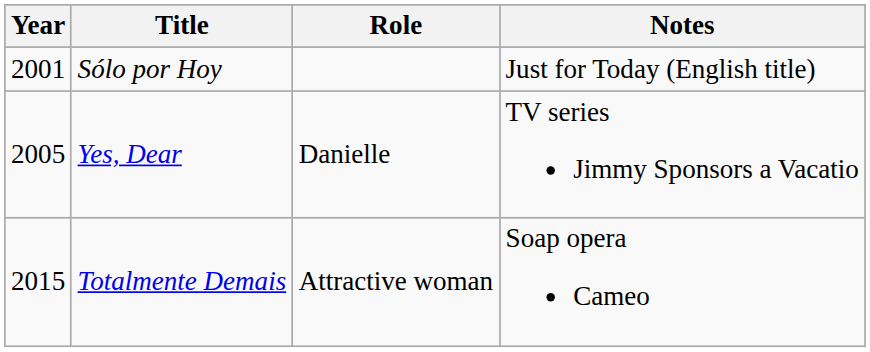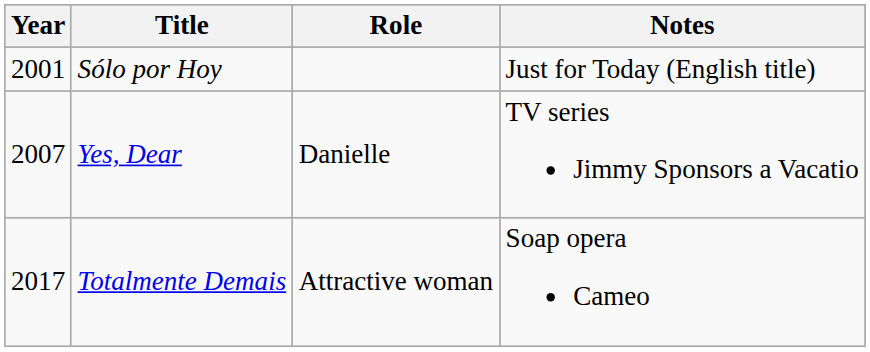(38, 153) 2005 -> (38, 153) 2007
(38, 281) 2015 -> (38, 281) 2017
